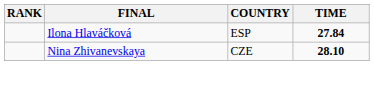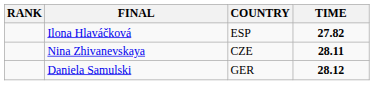(331, 32) 27.84 -> (331, 32) 27.82
(331, 51) 28.10 -> (331, 51) 28.11
+ row: (89, 70)
